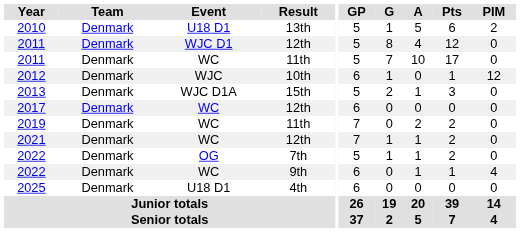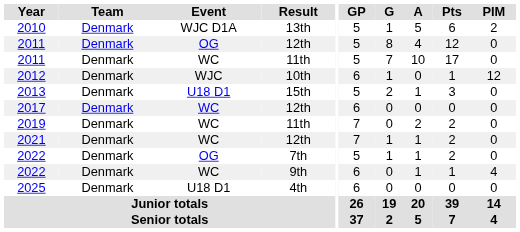(209, 28) U18 D1 -> (209, 28) WJC D1A
(209, 44) WJC D1 -> (209, 44) OG
(209, 92) WJC D1A -> (209, 92) U18 D1
